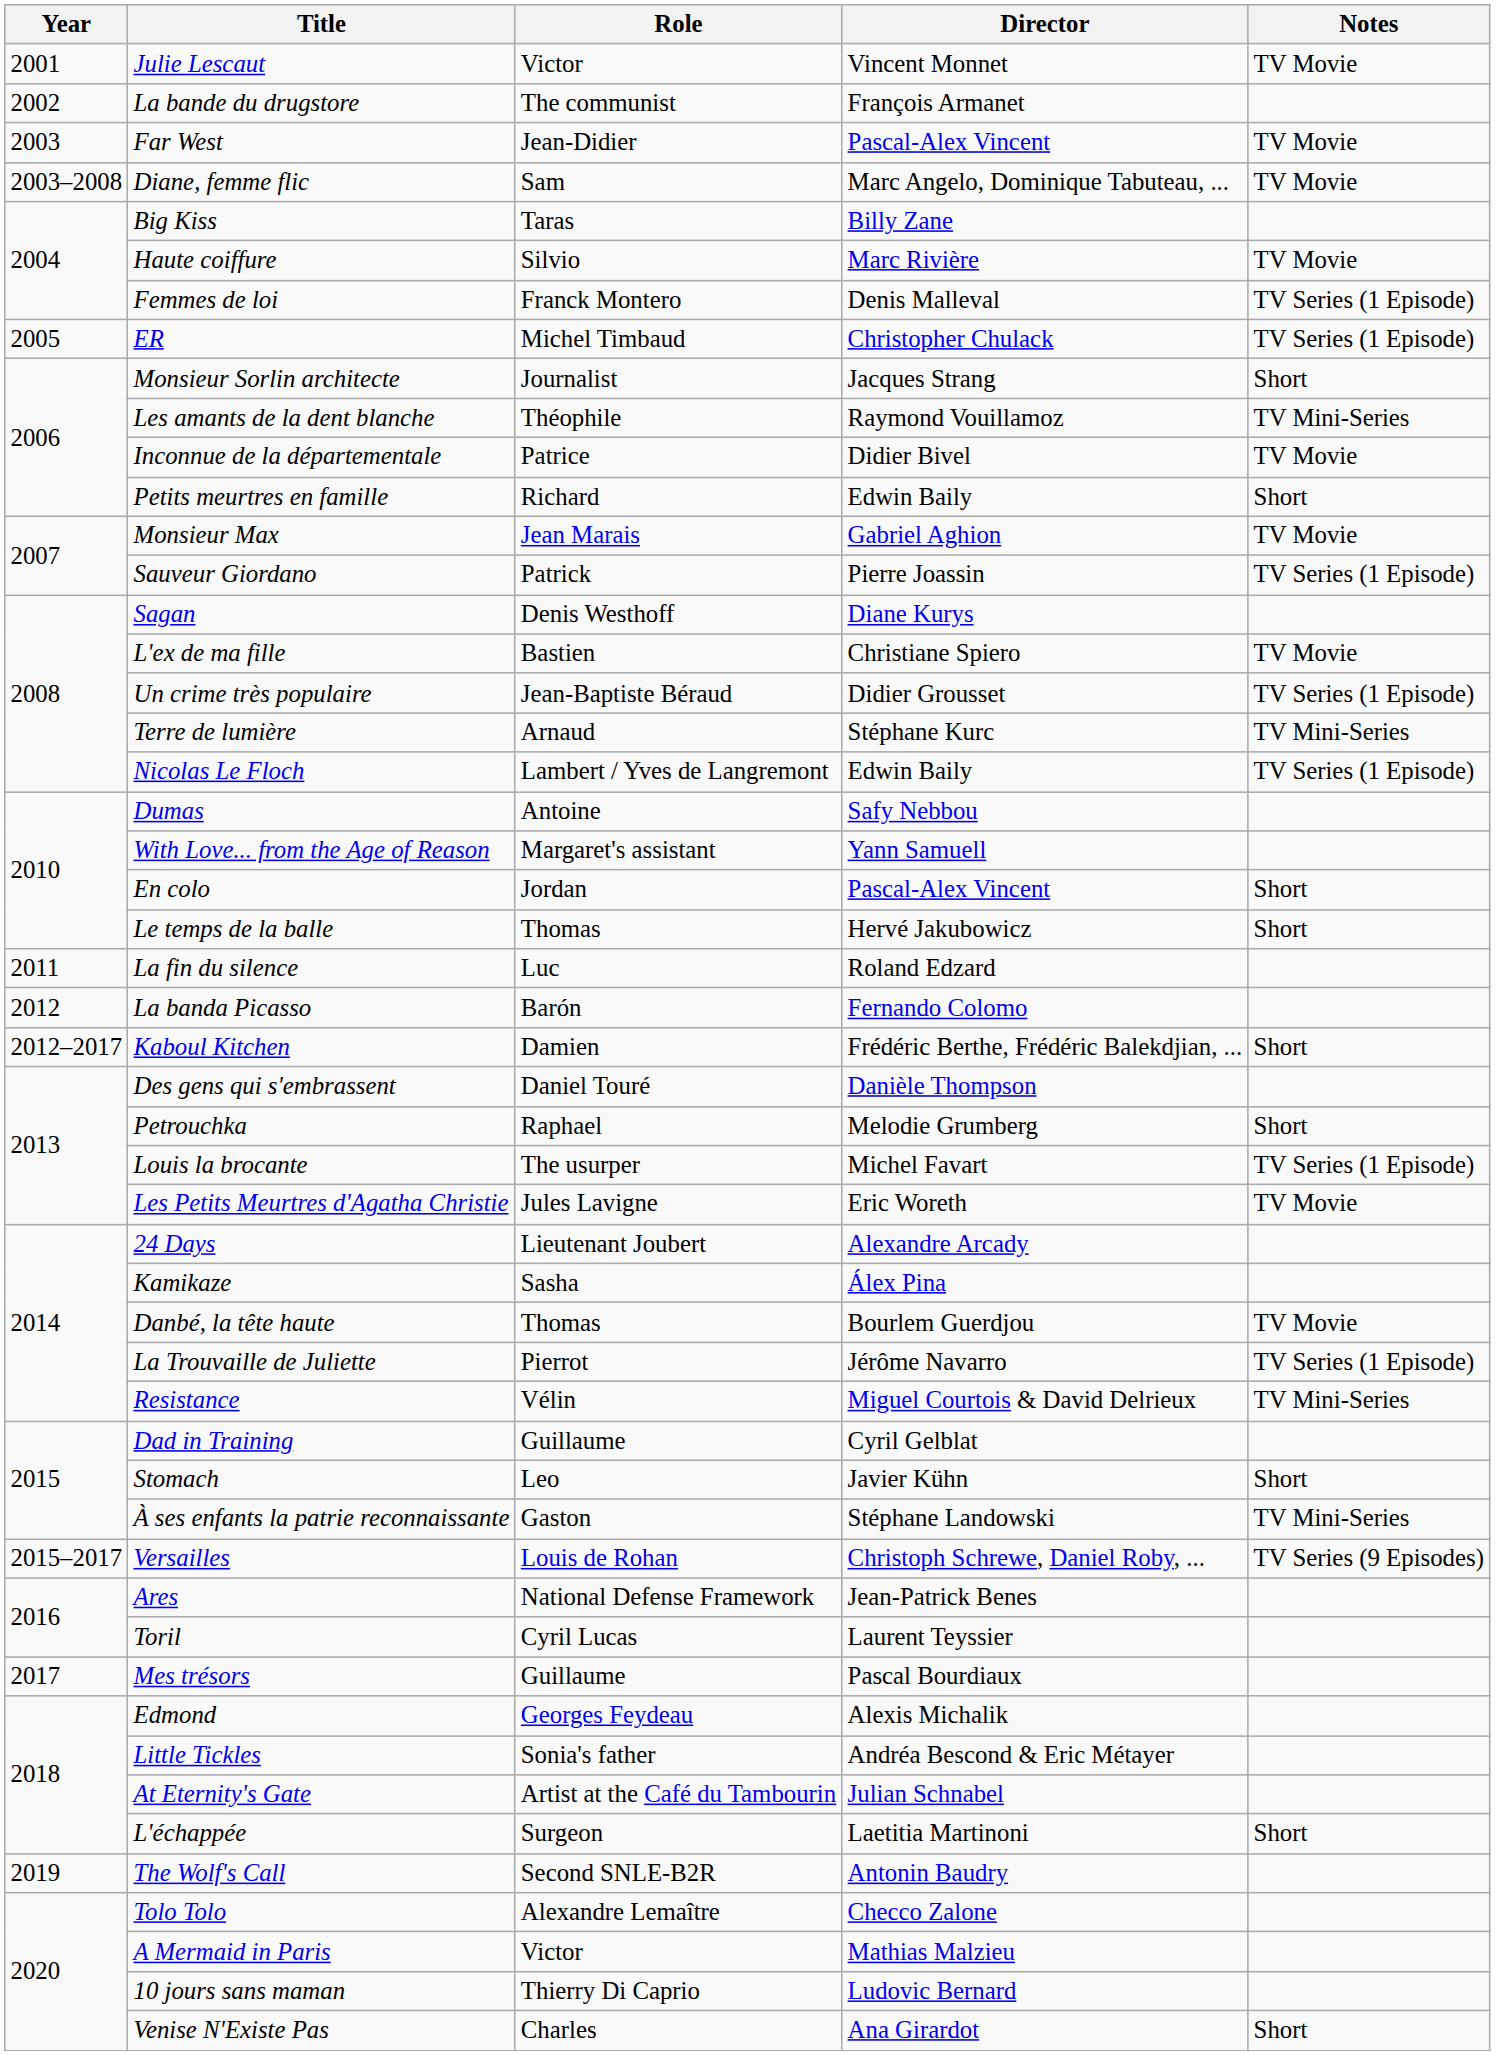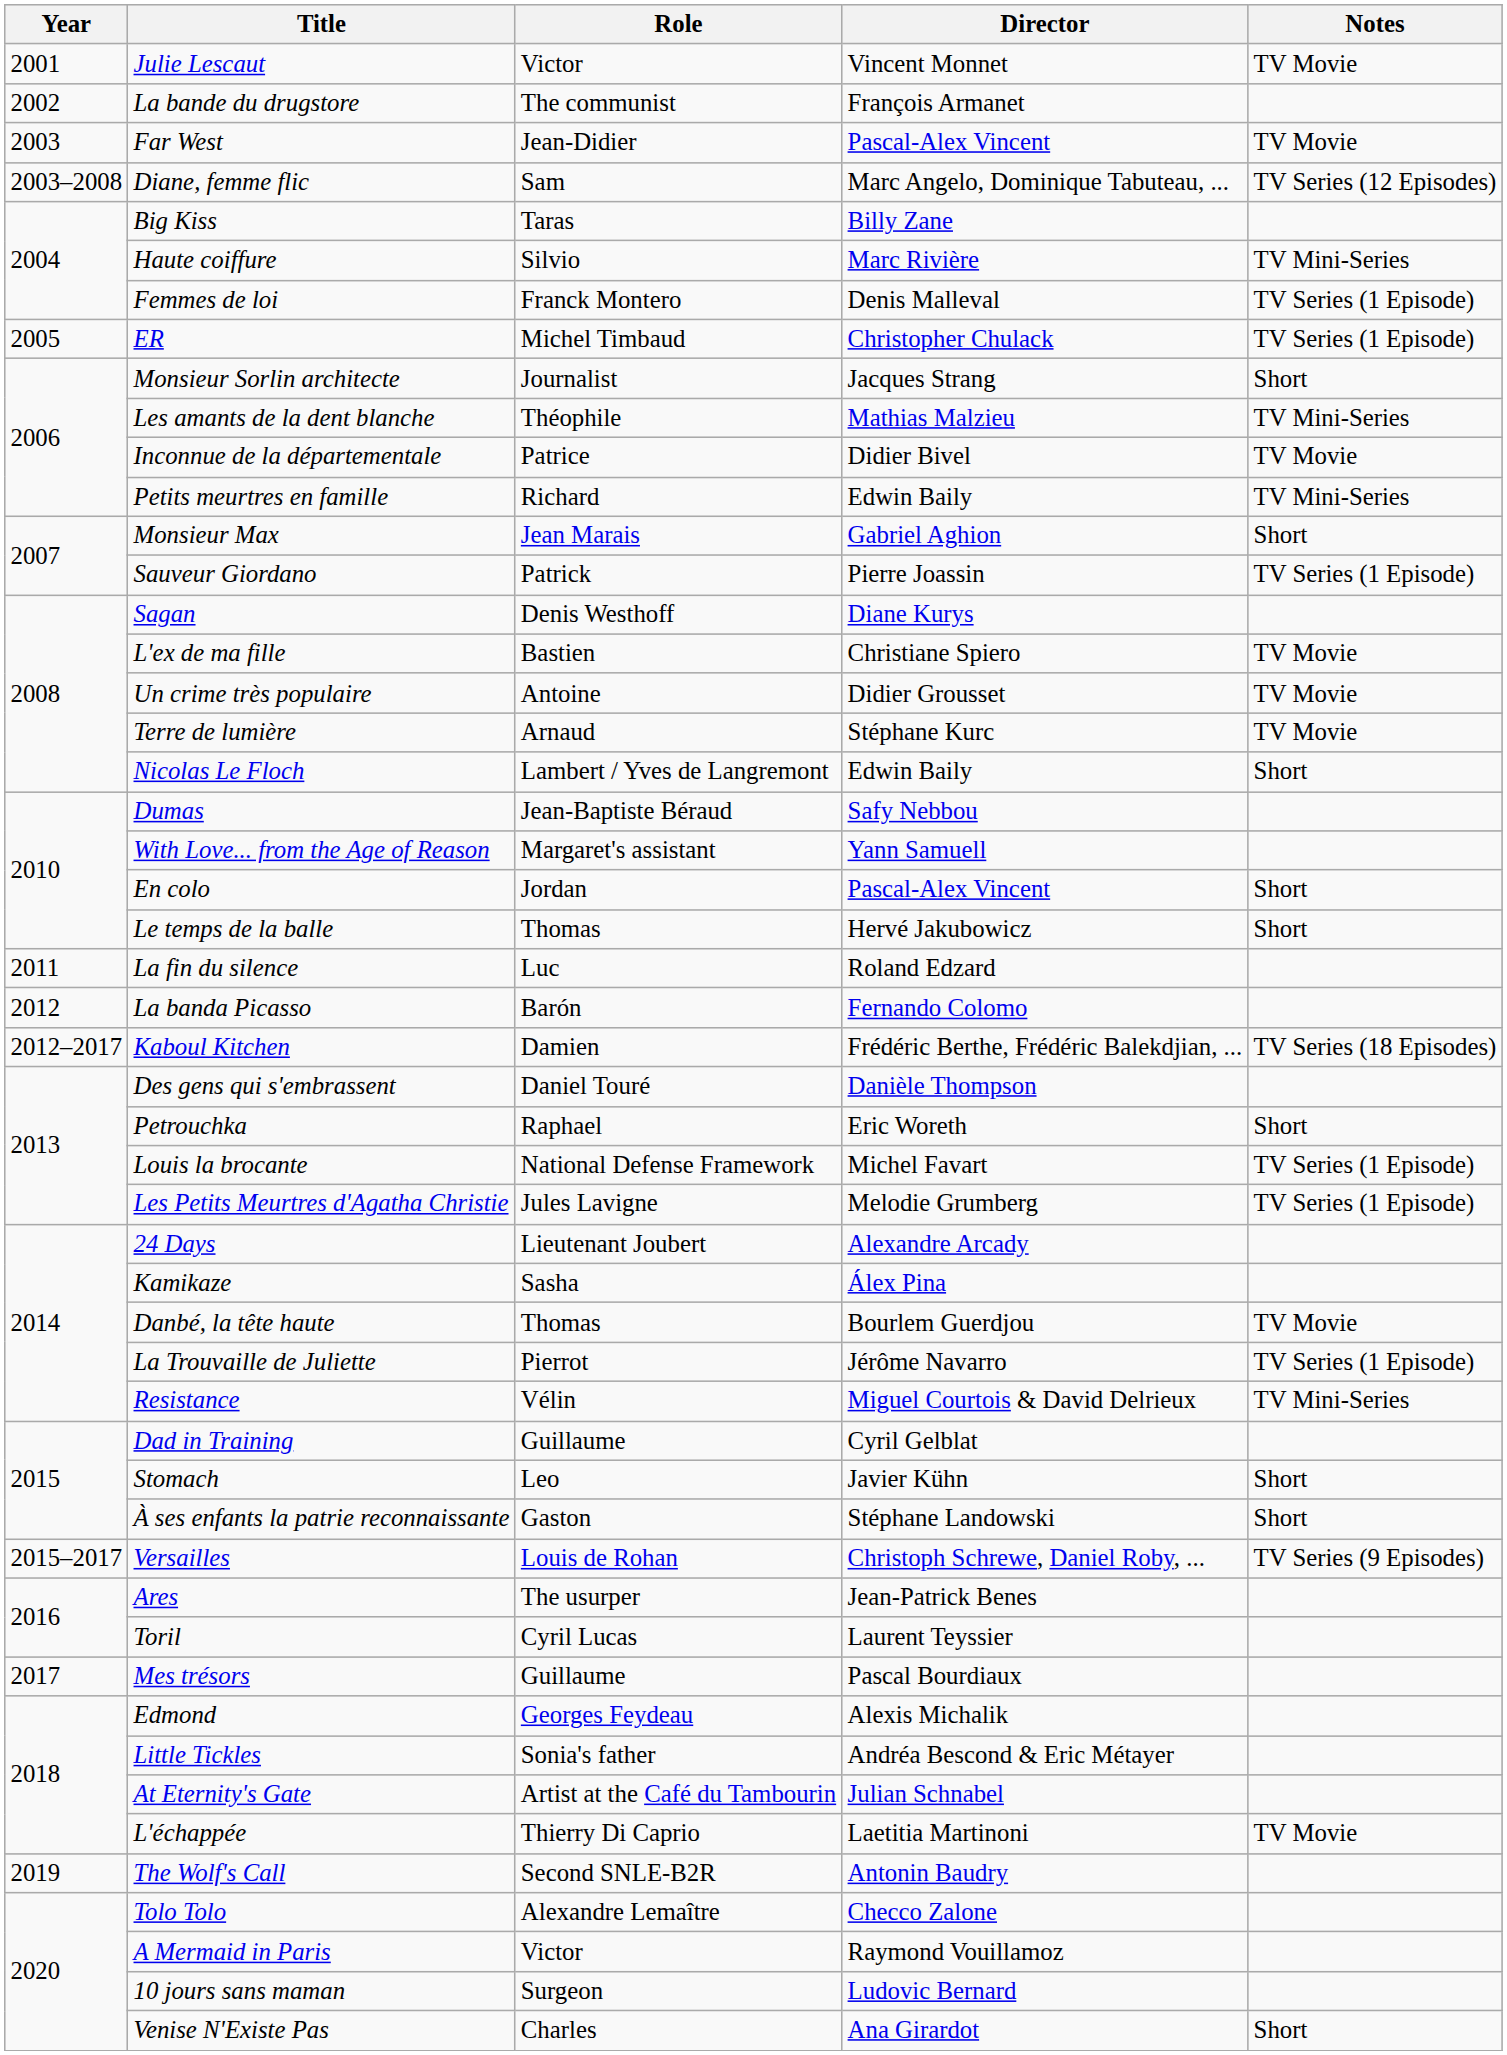(1305, 181) TV Movie -> (1375, 181) TV Series (12 Episodes)
(1305, 260) TV Movie -> (1332, 260) TV Mini-Series
(956, 417) Raymond Vouillamoz -> (931, 417) Mathias Malzieu
(1280, 496) Short -> (1332, 496) TV Mini-Series
(1305, 535) TV Movie -> (1280, 535) Short
(627, 692) Jean-Baptiste Béraud -> (561, 692) Antoine
(1364, 692) TV Series (1 Episode) -> (1305, 692) TV Movie
(1332, 732) TV Mini-Series -> (1305, 732) TV Movie
(1364, 771) TV Series (1 Episode) -> (1280, 771) Short
(561, 810) Antoine -> (627, 810) Jean-Baptiste Béraud
(1280, 1046) Short -> (1375, 1046) TV Series (18 Episodes)
(943, 1125) Melodie Grumberg -> (907, 1125) Eric Woreth
(580, 1164) The usurper -> (668, 1164) National Defense Framework
(907, 1204) Eric Woreth -> (943, 1204) Melodie Grumberg
(1305, 1204) TV Movie -> (1364, 1204) TV Series (1 Episode)
(1332, 1518) TV Mini-Series -> (1280, 1518) Short
(668, 1597) National Defense Framework -> (580, 1597) The usurper
(562, 1833) Surgeon -> (610, 1833) Thierry Di Caprio
(1280, 1833) Short -> (1305, 1833) TV Movie
(931, 1951) Mathias Malzieu -> (956, 1951) Raymond Vouillamoz
(610, 1990) Thierry Di Caprio -> (562, 1990) Surgeon
